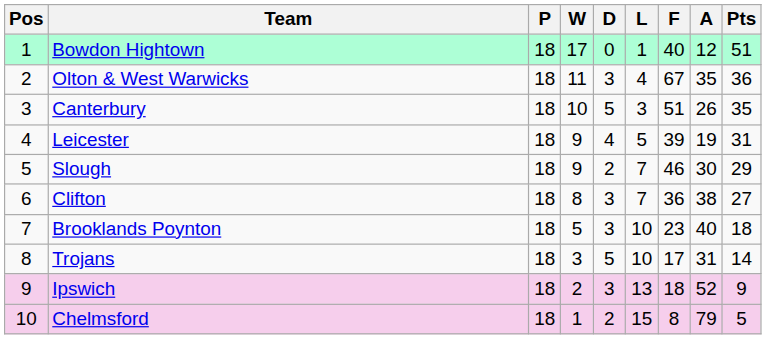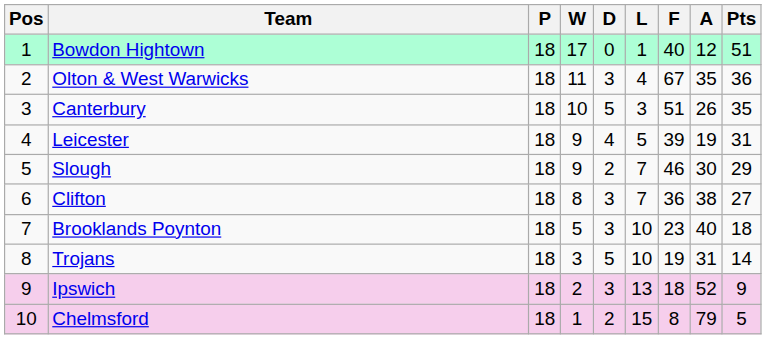(674, 259) 17 -> (674, 259) 19
